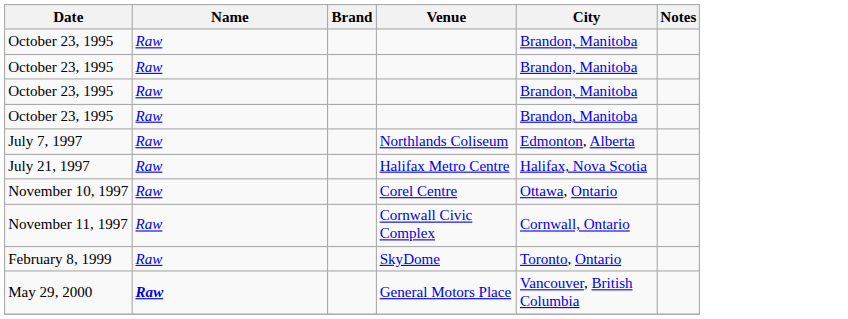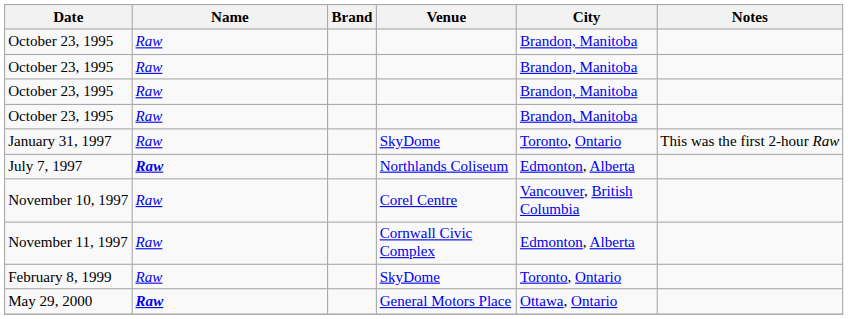+ row: (60, 141)
(149, 141) normal -> (149, 165) bold
- row: (49, 165)
(569, 190) Ottawa, Ontario -> (576, 199) Vancouver, British Columbia
(575, 224) Cornwall, Ontario -> (577, 242) Edmonton, Alberta
(576, 292) Vancouver, British Columbia -> (569, 301) Ottawa, Ontario
